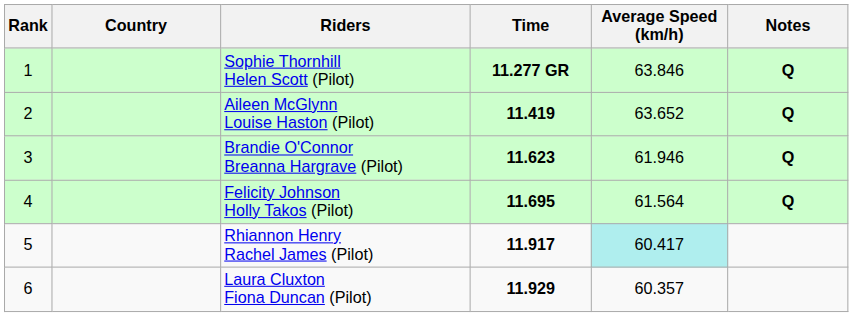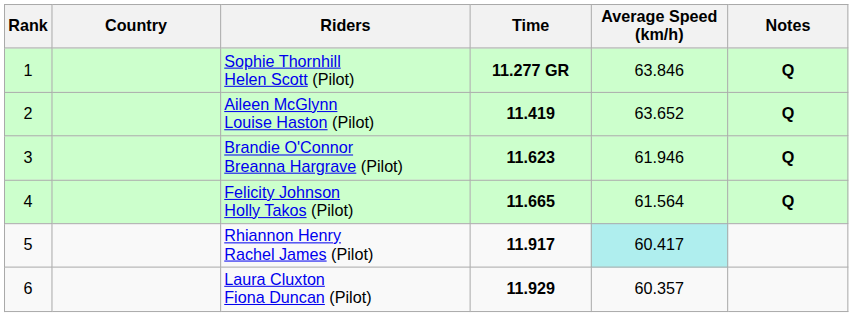(531, 201) 11.695 -> (531, 201) 11.665
